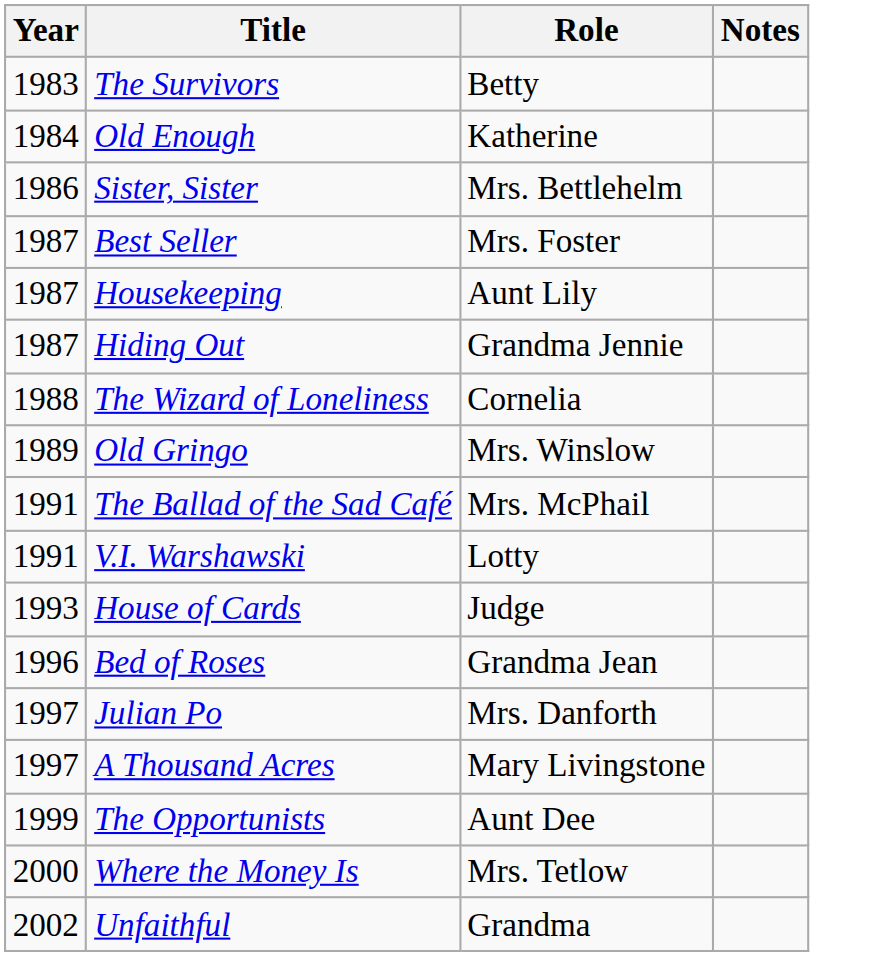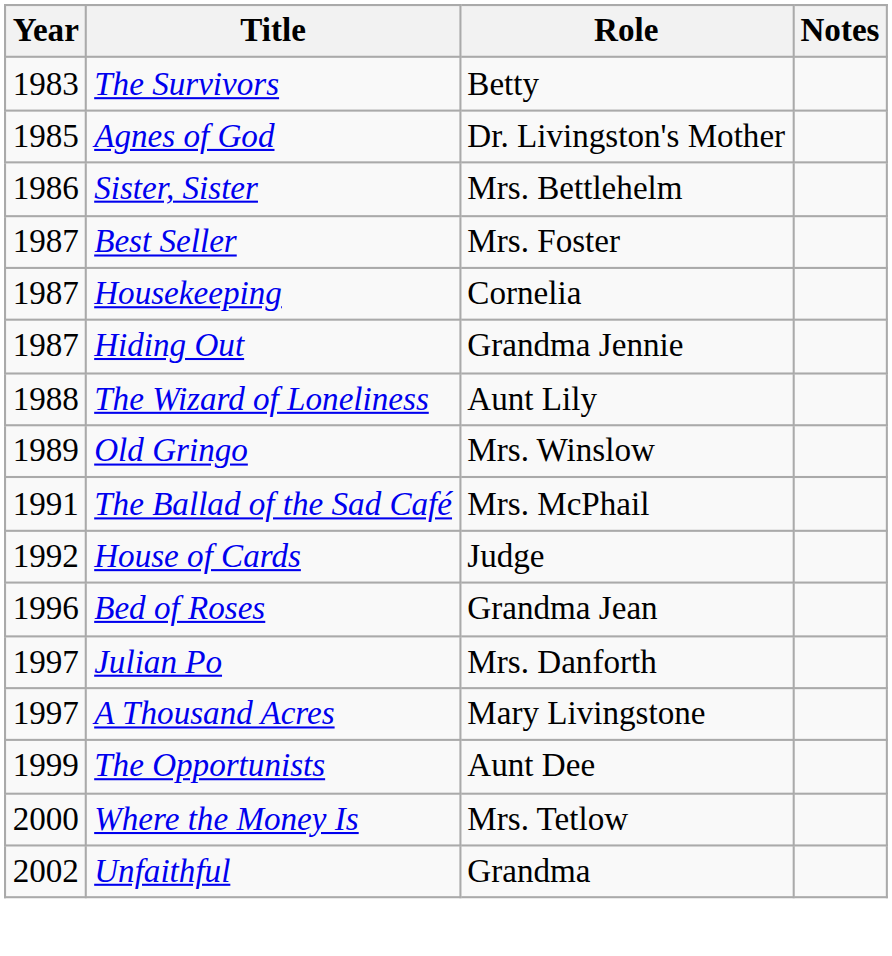- row: (175, 135)
+ row: (184, 135)
(532, 293) Aunt Lily -> (524, 293) Cornelia
(524, 398) Cornelia -> (532, 398) Aunt Lily
- row: (200, 556)
(46, 608) 1993 -> (46, 556) 1992
